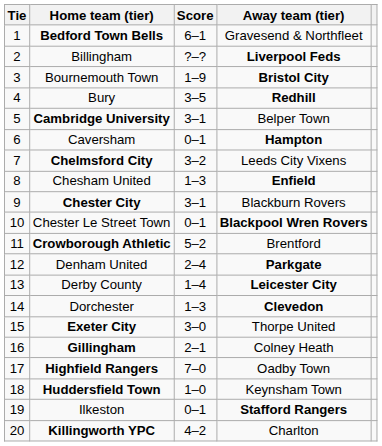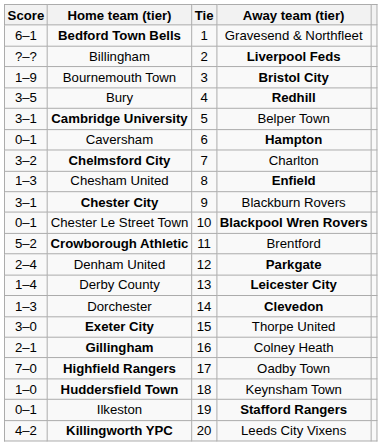columns swapped: (17, 14) <-> (195, 14)
(294, 160) Leeds City Vixens -> (294, 160) Charlton
(294, 430) Charlton -> (294, 430) Leeds City Vixens
